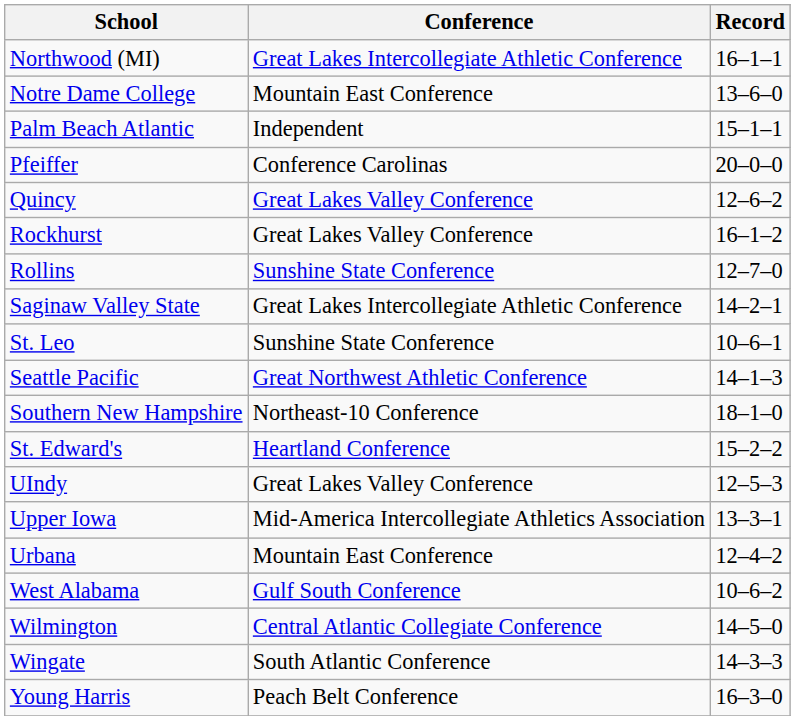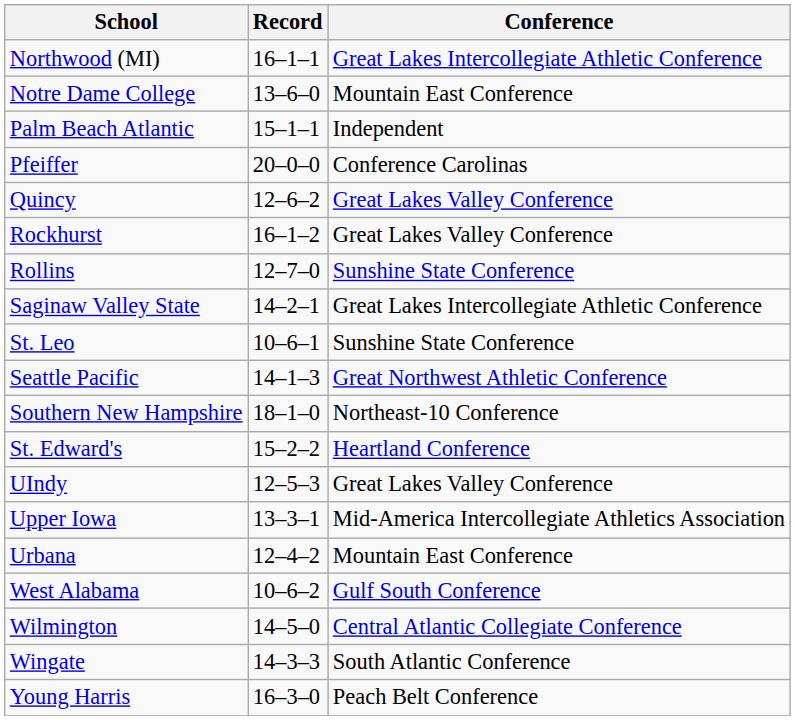columns swapped: (479, 22) <-> (750, 22)
